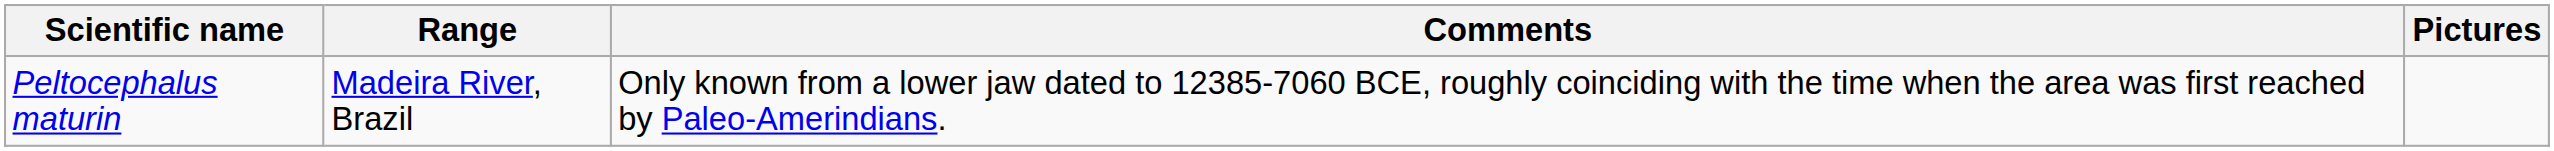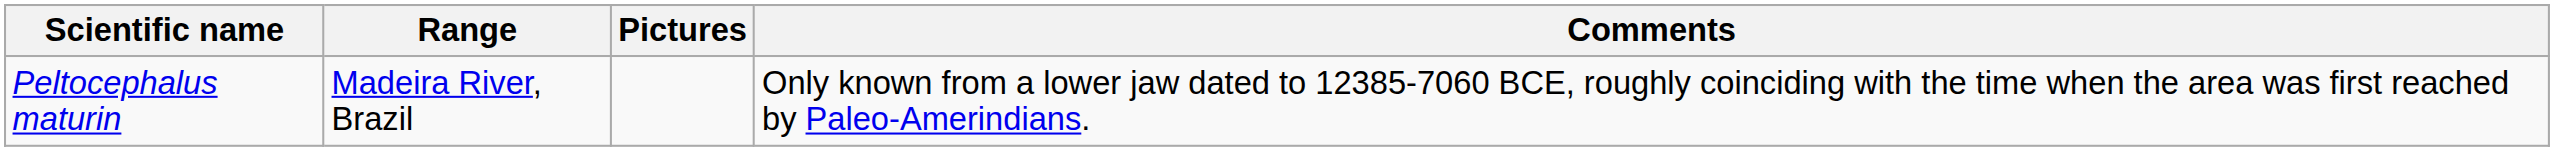columns swapped: (1508, 30) <-> (2477, 30)
